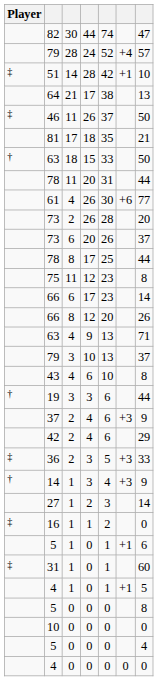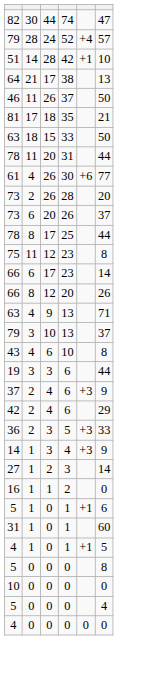- column: (24, 14)
